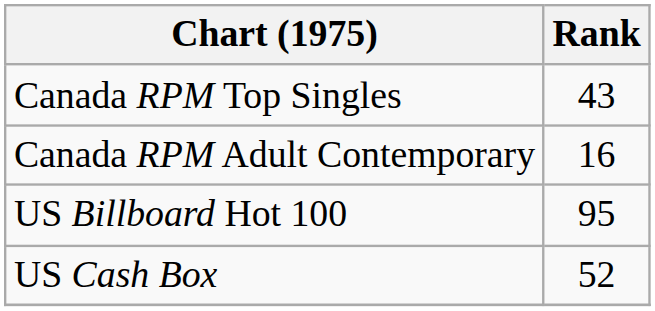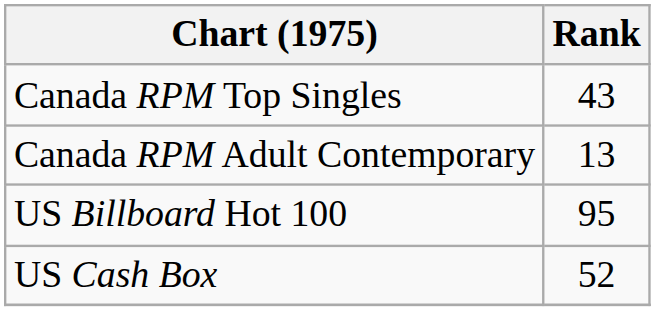(597, 154) 16 -> (597, 154) 13
